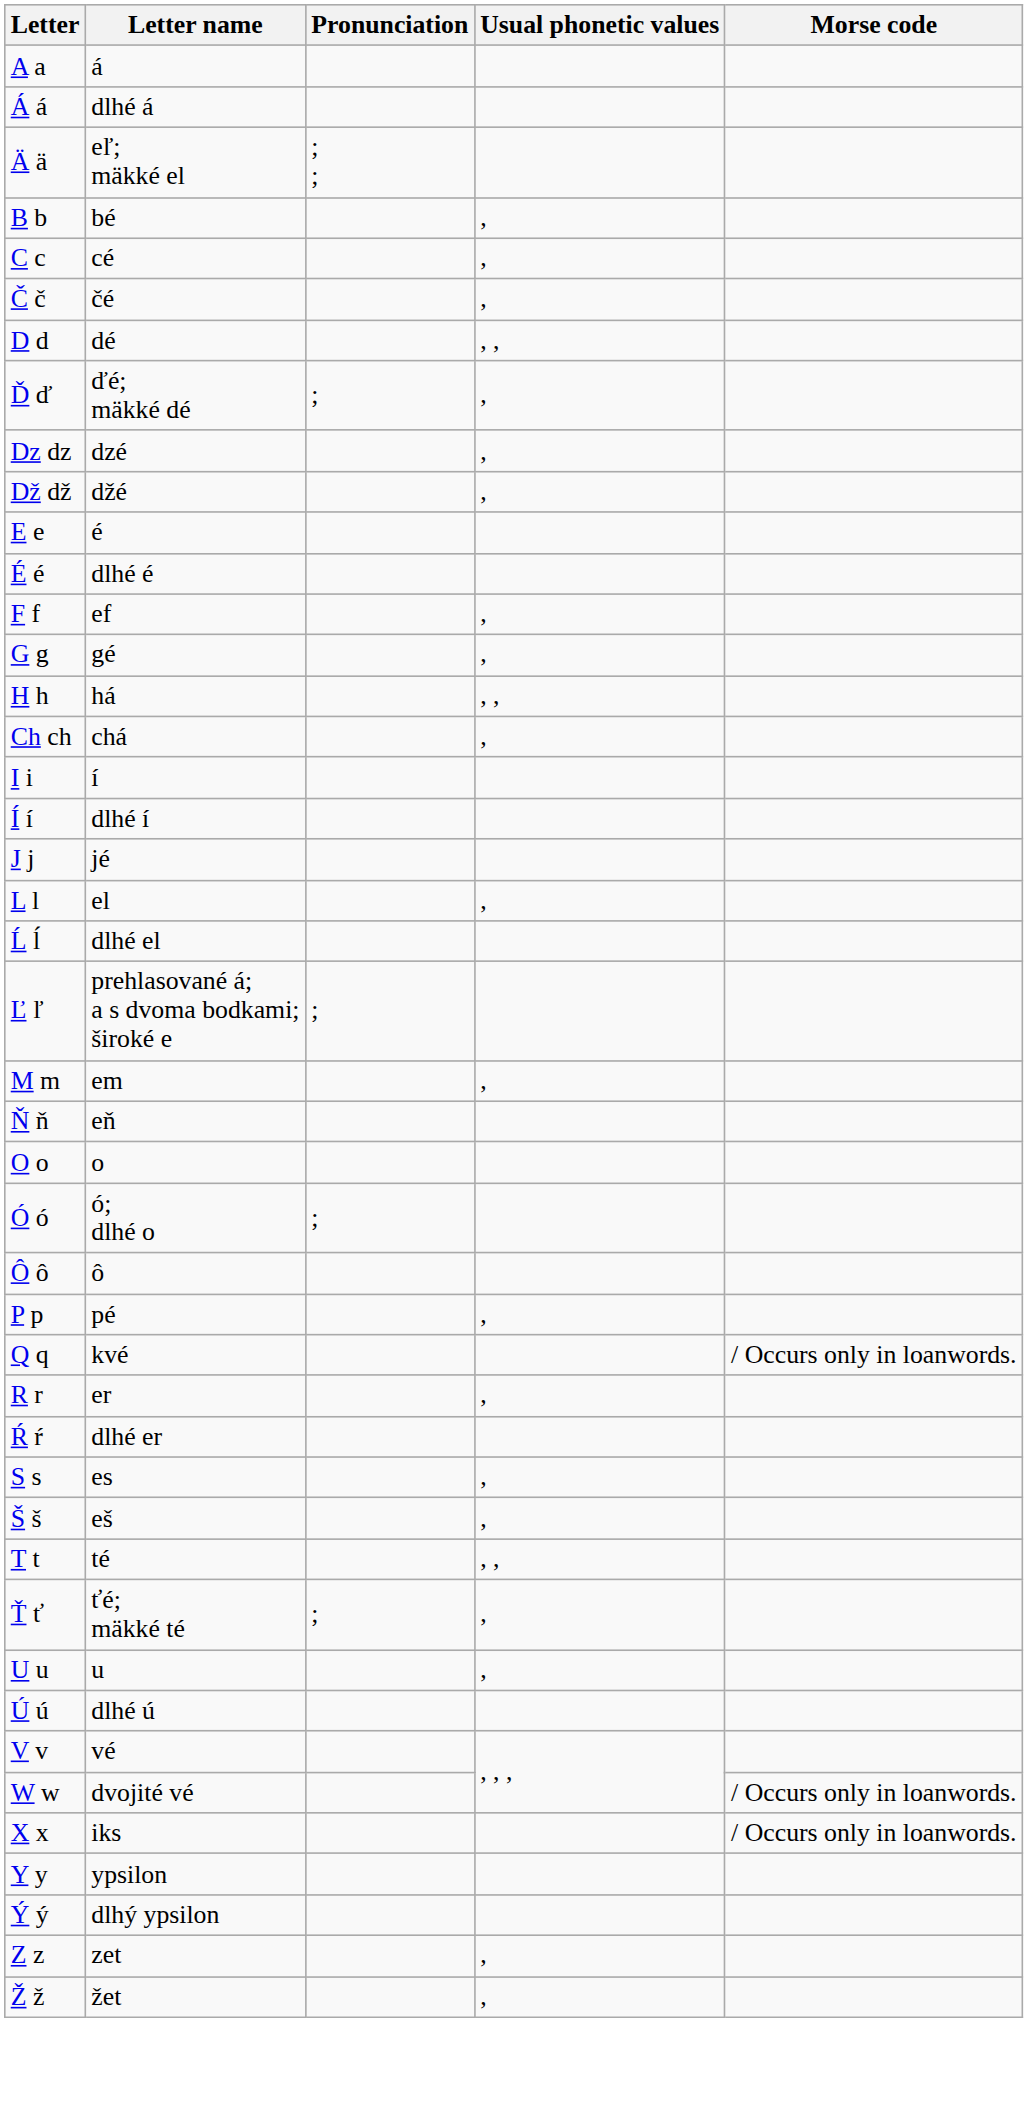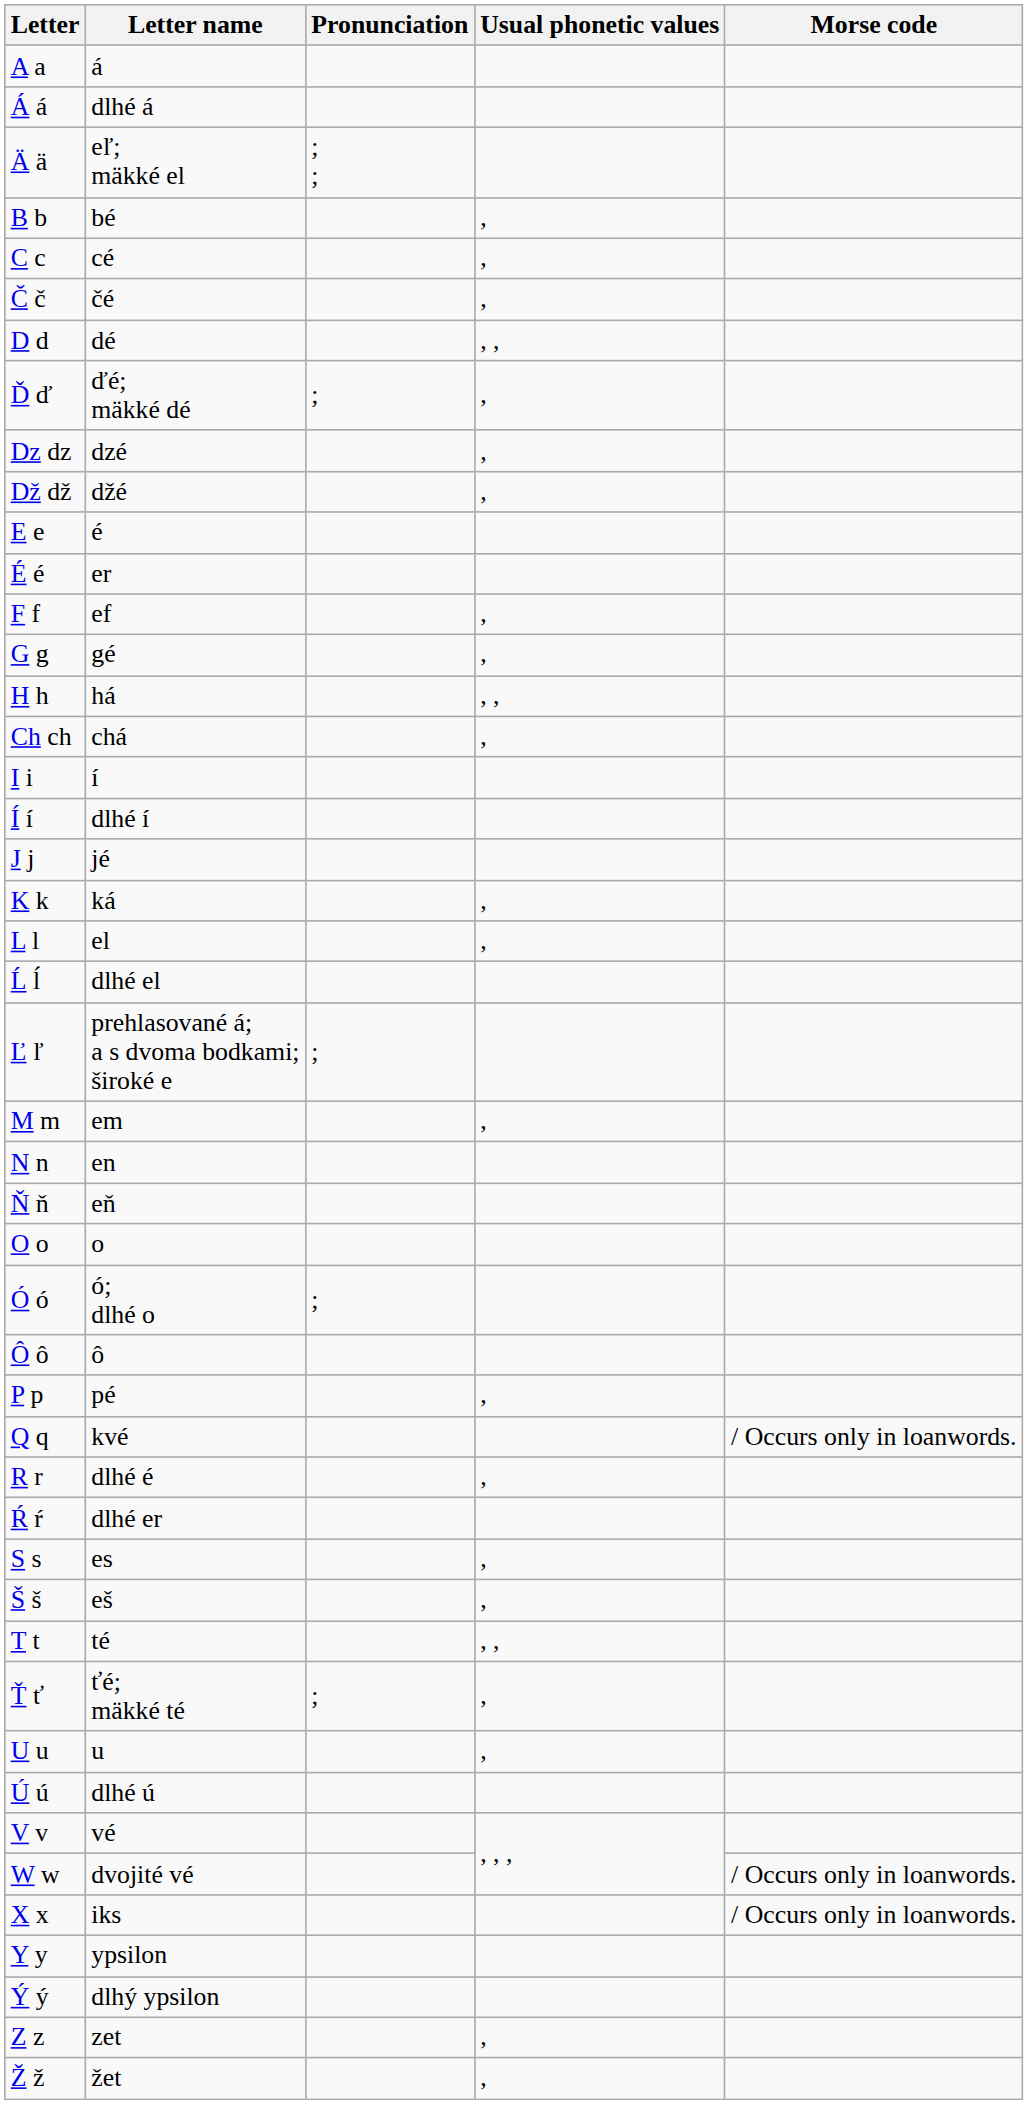(122, 573) dlhé é -> (101, 573) er
+ row: (30, 899)
+ row: (30, 1162)
(101, 1395) er -> (122, 1477) dlhé é
